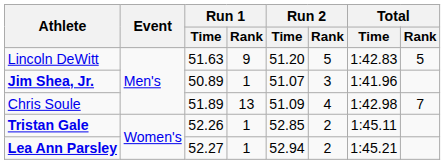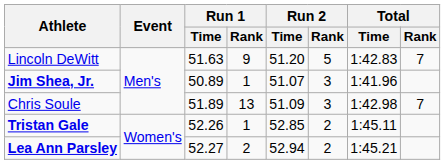(420, 59) 5 -> (420, 59) 7
(327, 104) 4 -> (327, 104) 3
(246, 149) 1 -> (246, 149) 2
